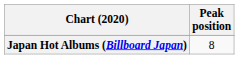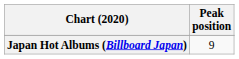(212, 44) 8 -> (212, 44) 9
